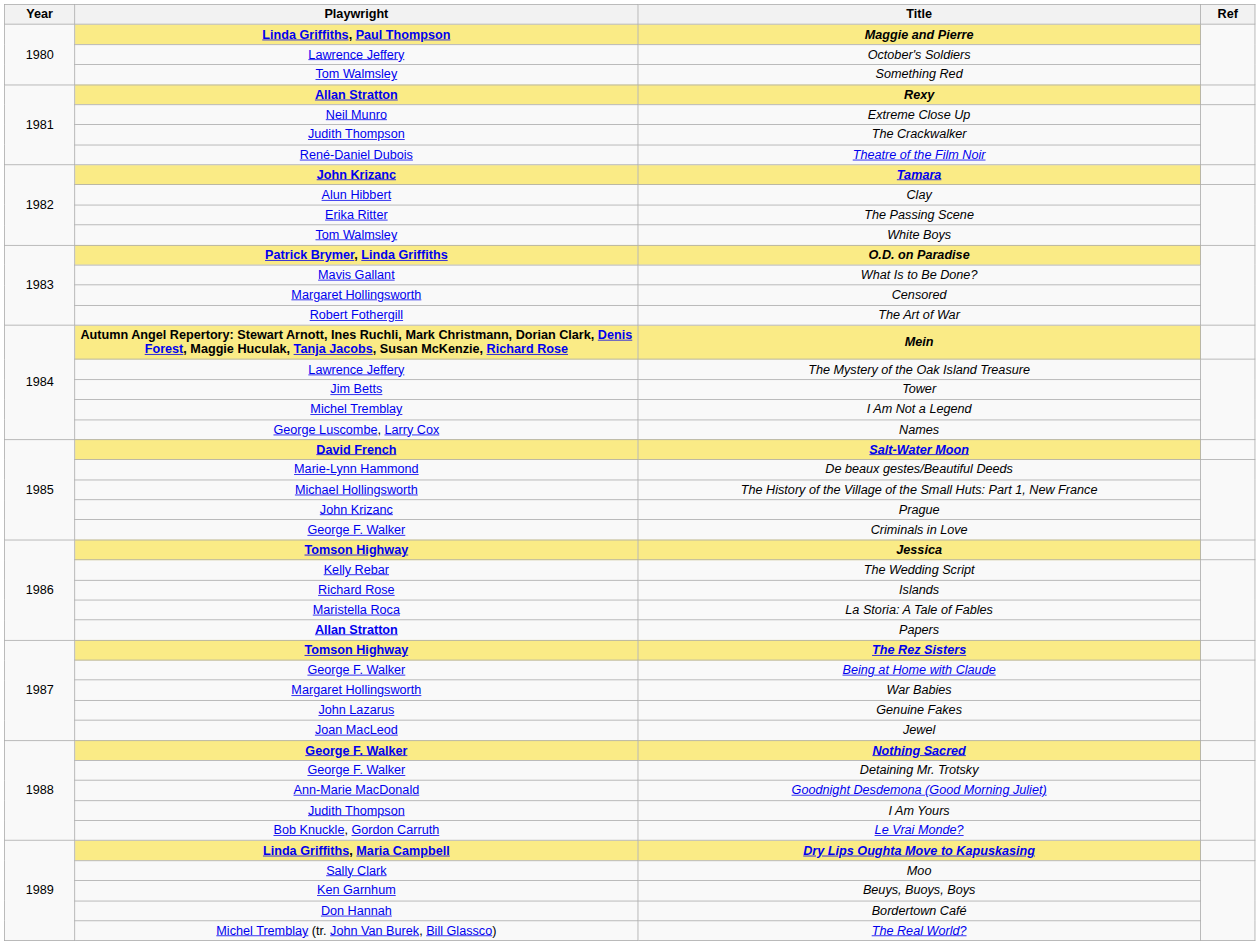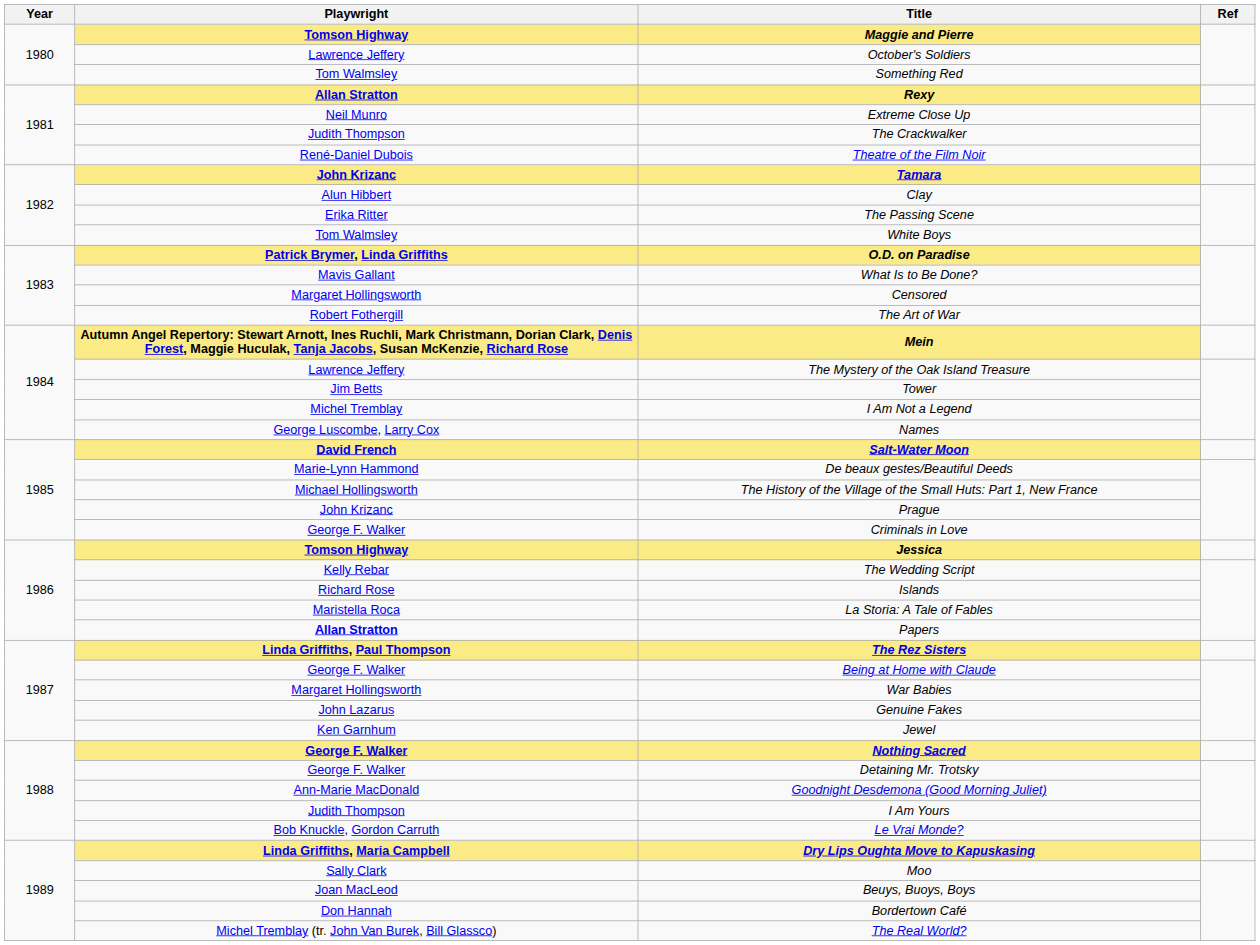(356, 34) Linda Griffiths, Paul Thompson -> (356, 34) Tomson Highway
(356, 650) Tomson Highway -> (356, 650) Linda Griffiths, Paul Thompson
(356, 730) Joan MacLeod -> (356, 730) Ken Garnhum
(356, 890) Ken Garnhum -> (356, 890) Joan MacLeod
